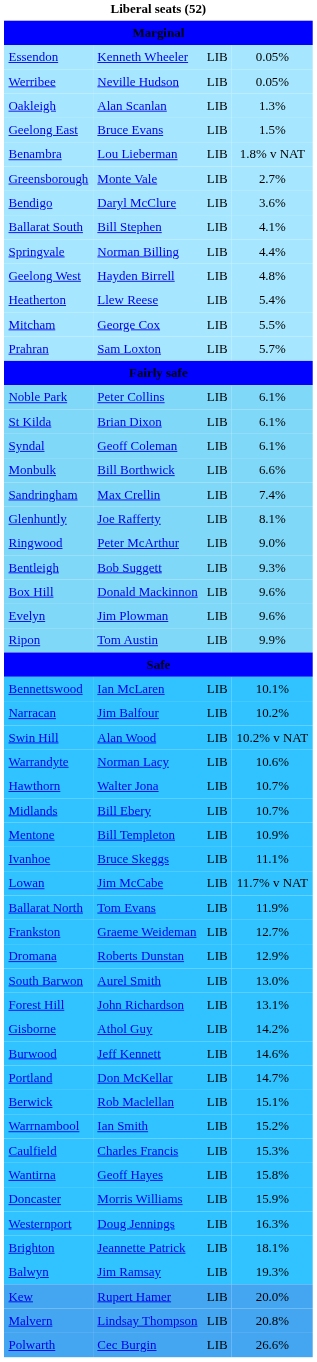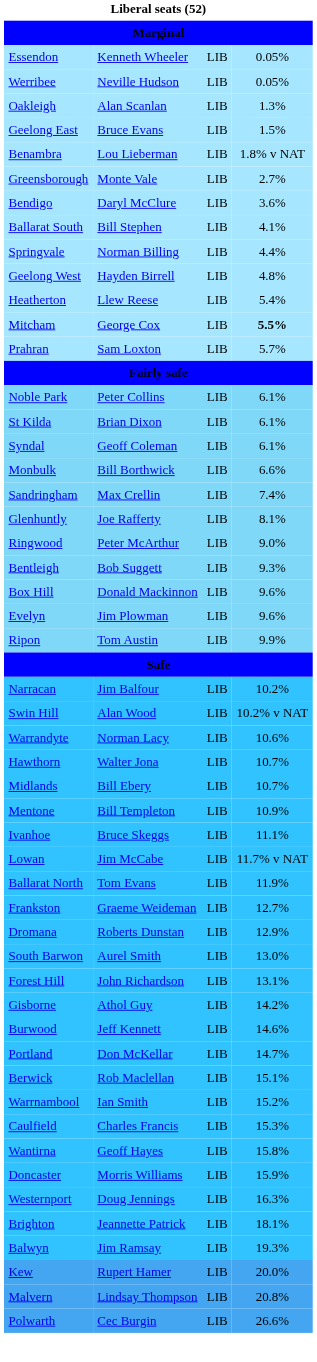(272, 324) normal -> (272, 324) bold
- row: (46, 688)
